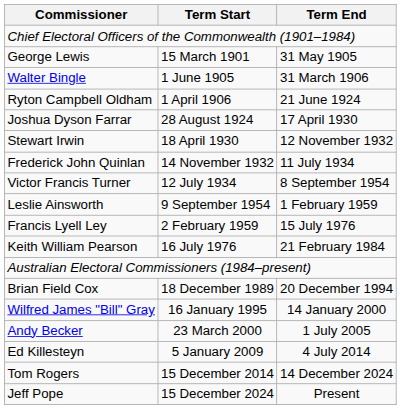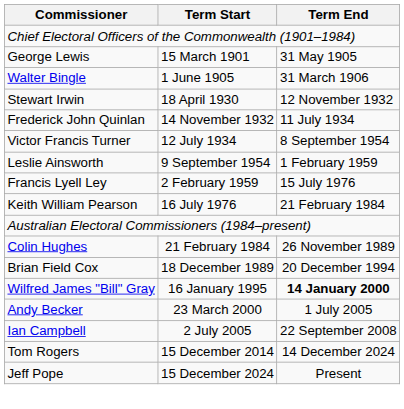- row: (80, 99)
- row: (69, 120)
+ row: (47, 246)
(337, 309) normal -> (338, 288) bold
+ row: (47, 330)
- row: (46, 352)
